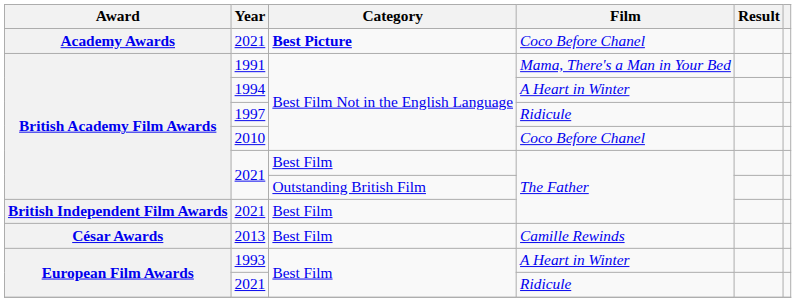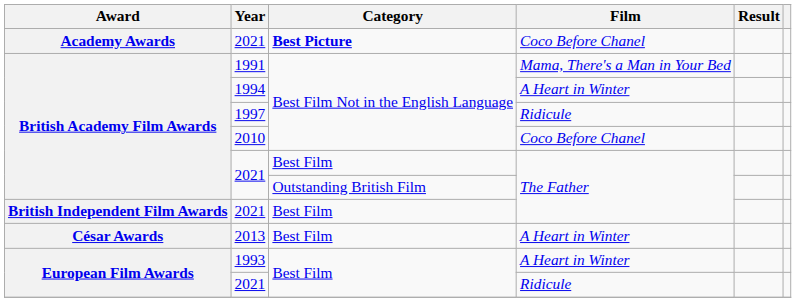(572, 235) Camille Rewinds -> (575, 235) A Heart in Winter
